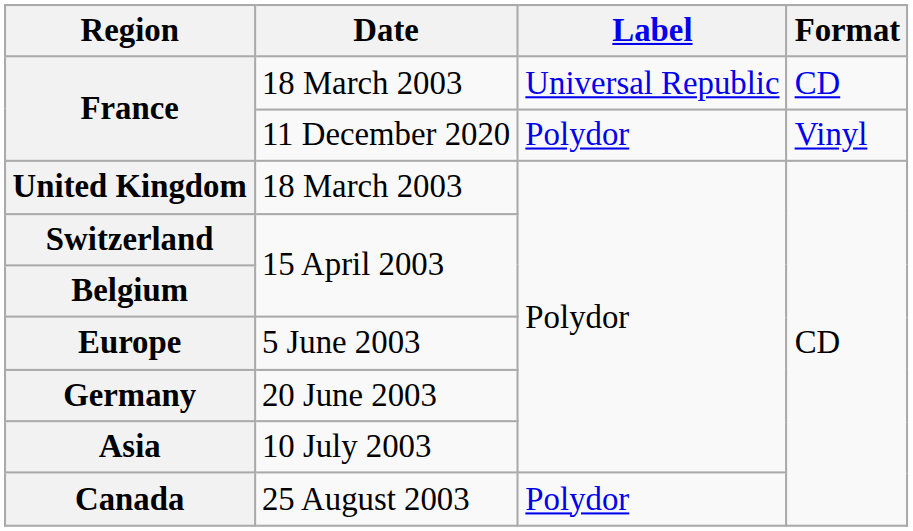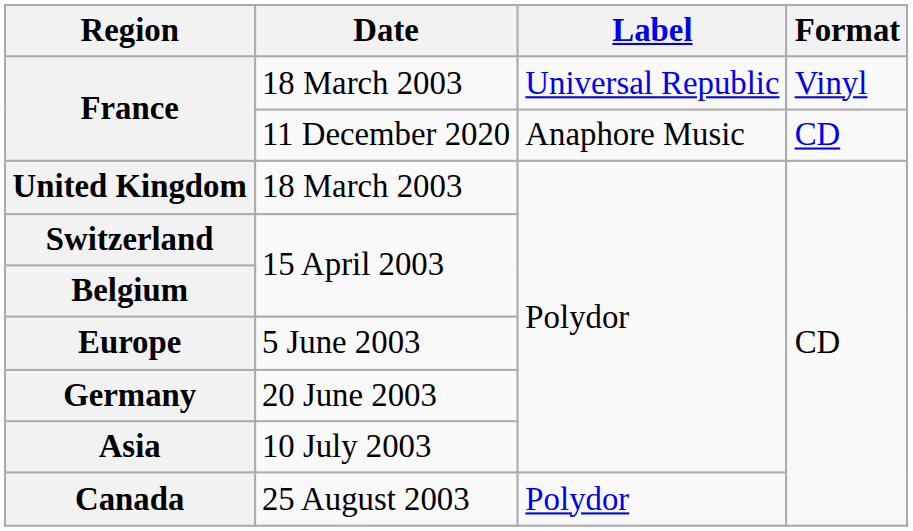(817, 82) CD -> (831, 82) Vinyl
(577, 134) Polydor -> (635, 134) Anaphore Music
(831, 134) Vinyl -> (817, 134) CD
